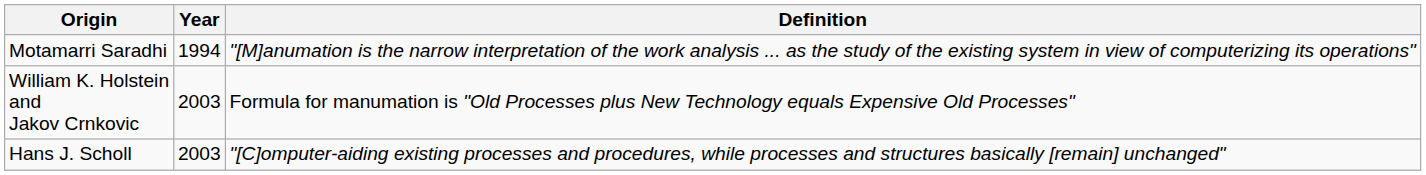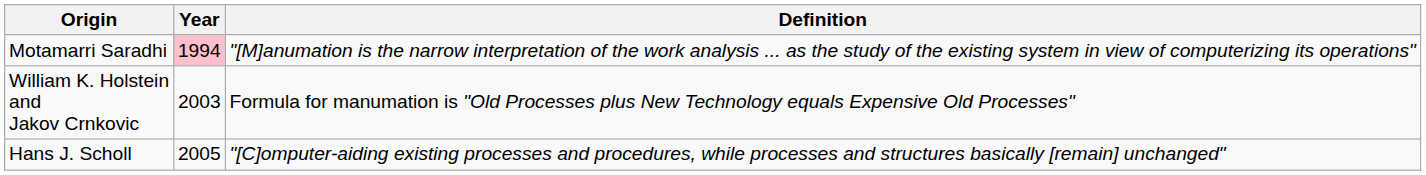(199, 50) no background -> (199, 50) pink background
(199, 154) 2003 -> (199, 154) 2005
